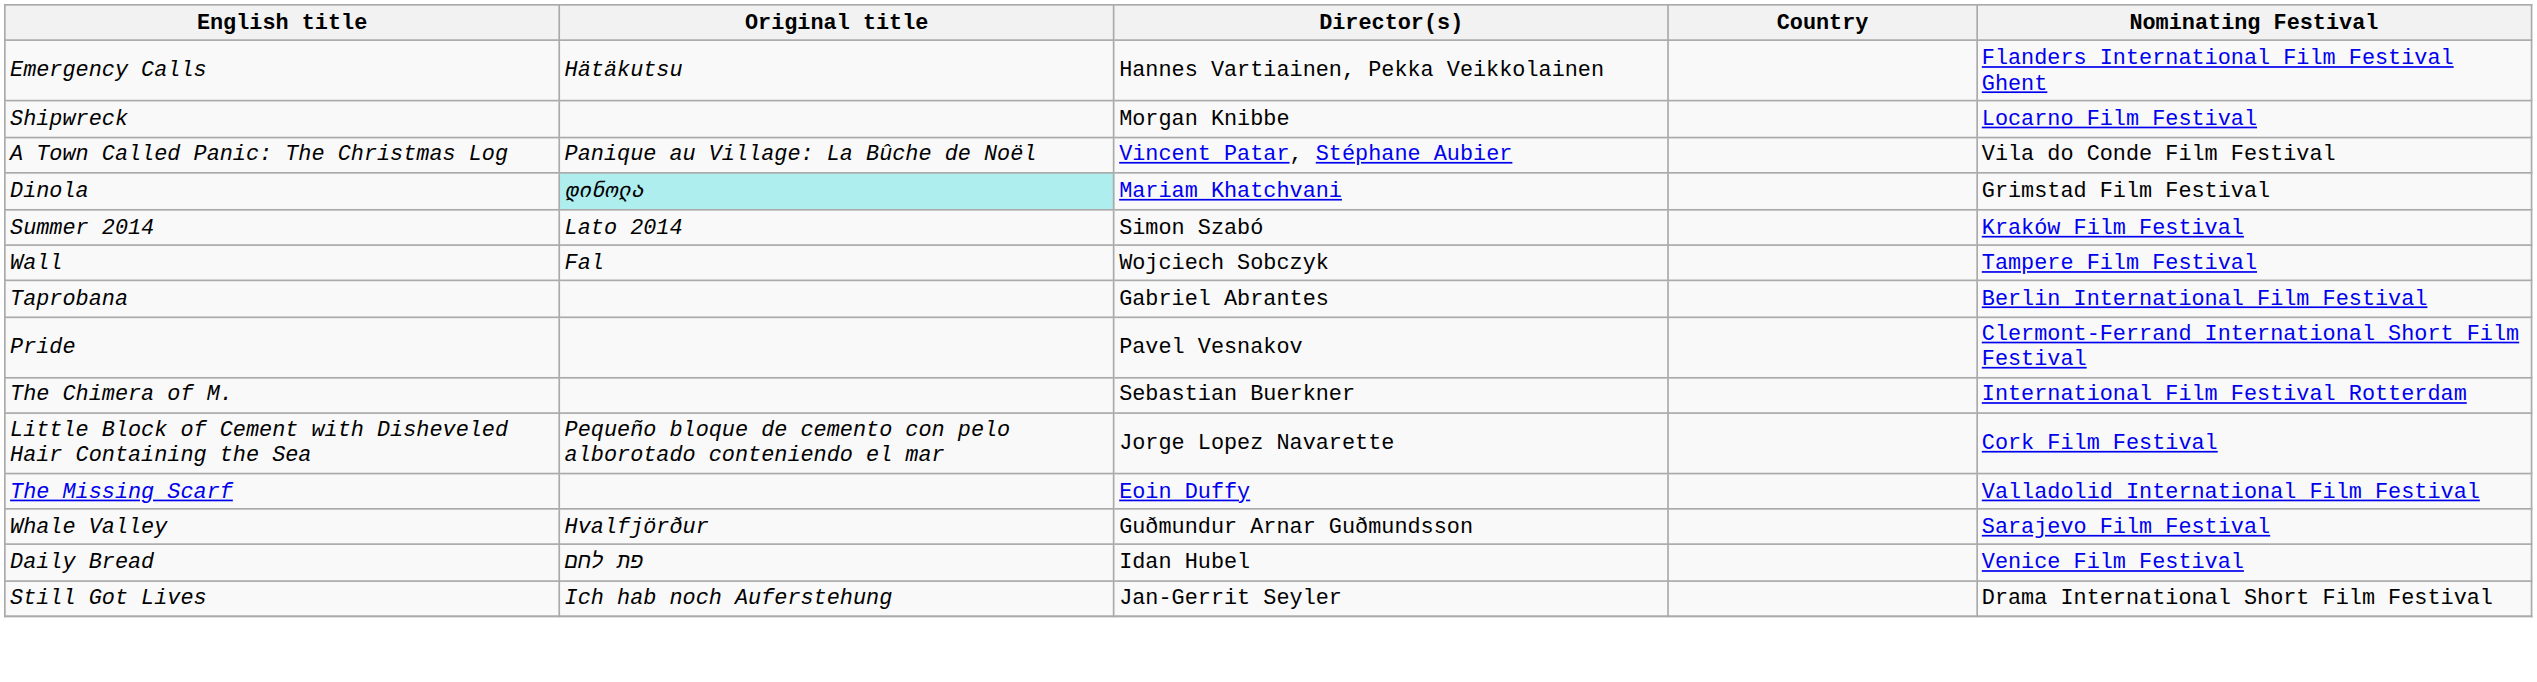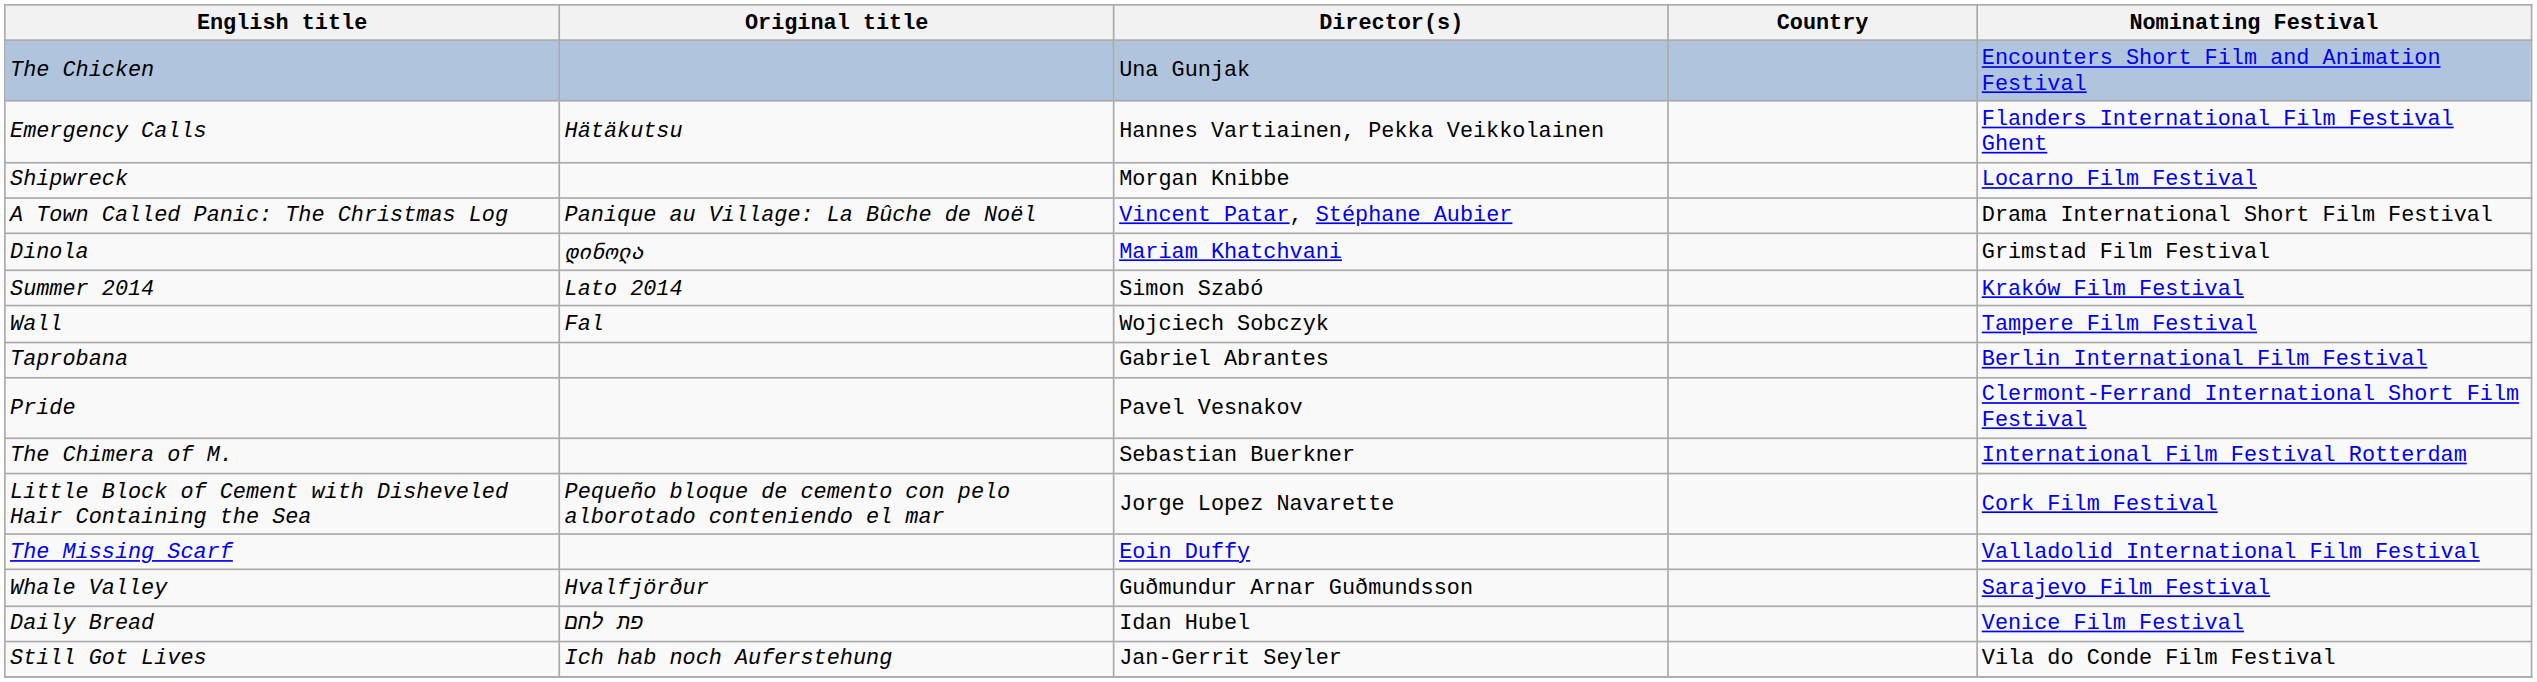+ row: (82, 71)
(2159, 155) Vila do Conde Film Festival -> (2237, 215) Drama International Short Film Festival
(604, 192) paleturquoise background -> (604, 253) no background
(2237, 598) Drama International Short Film Festival -> (2159, 659) Vila do Conde Film Festival
